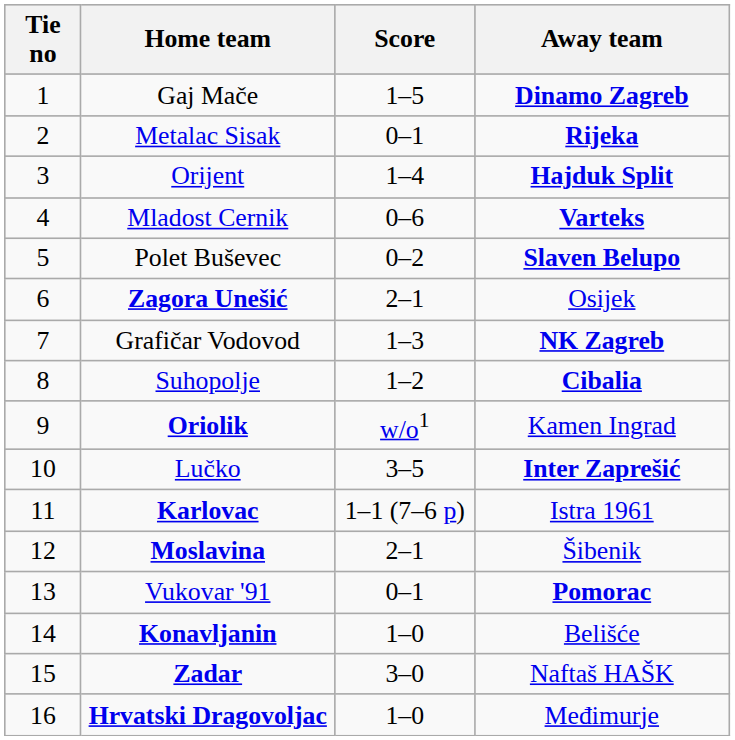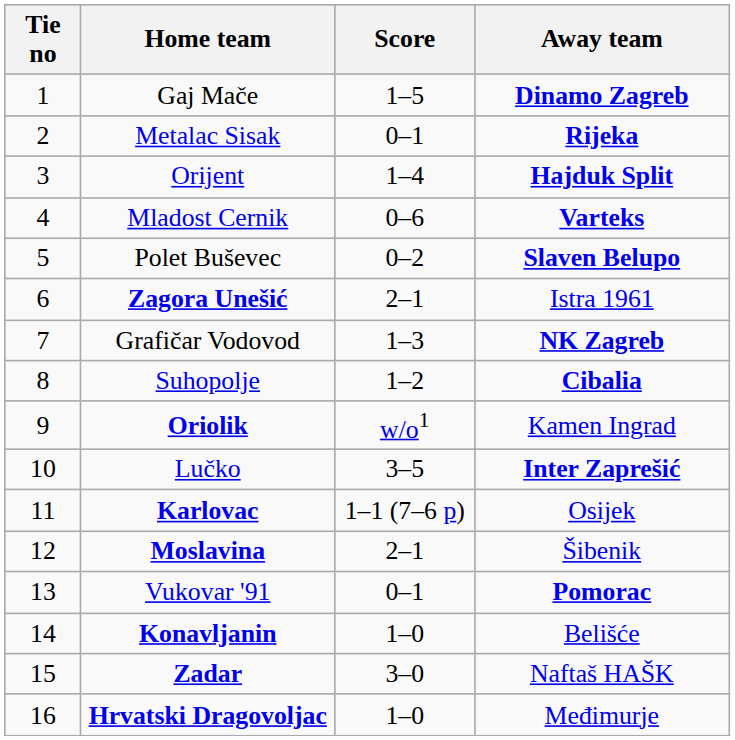(602, 299) Osijek -> (602, 299) Istra 1961
(602, 510) Istra 1961 -> (602, 510) Osijek
